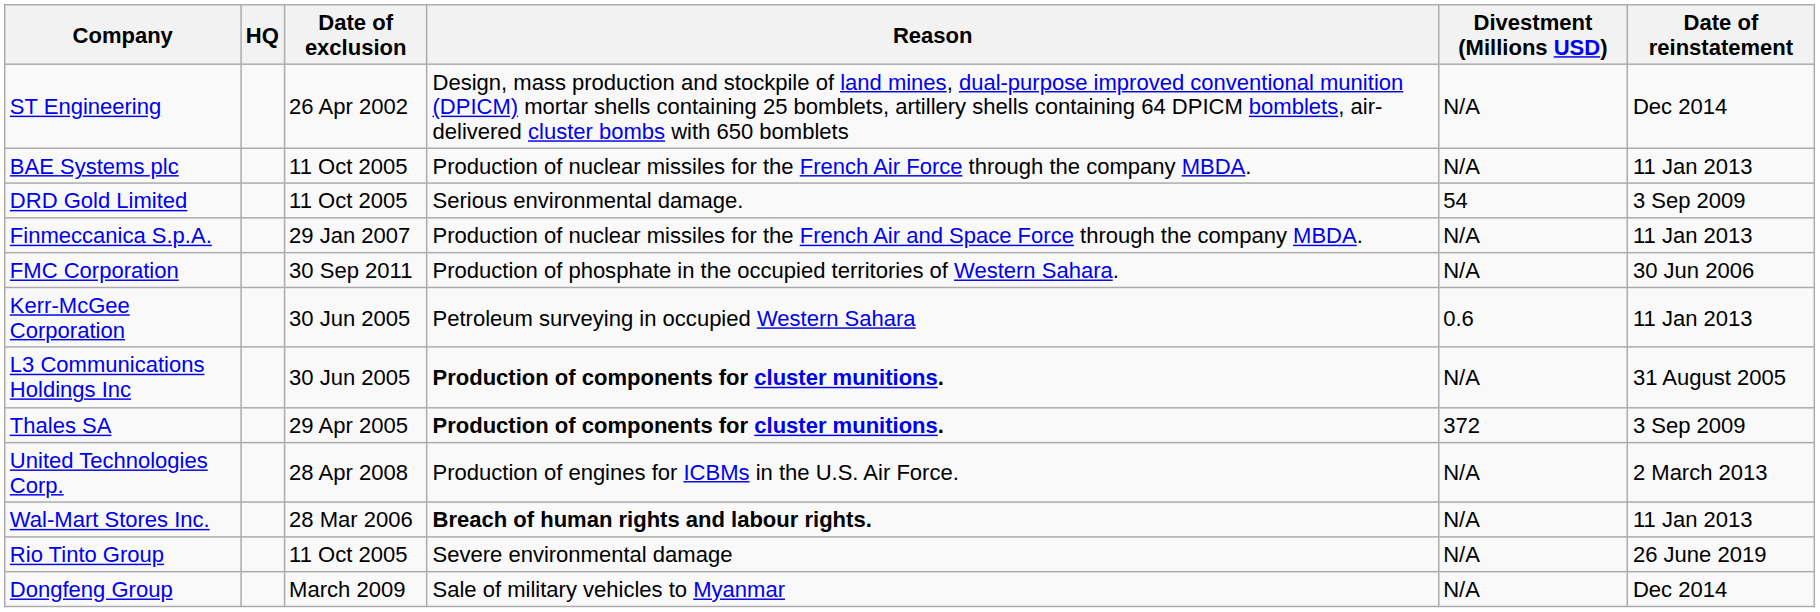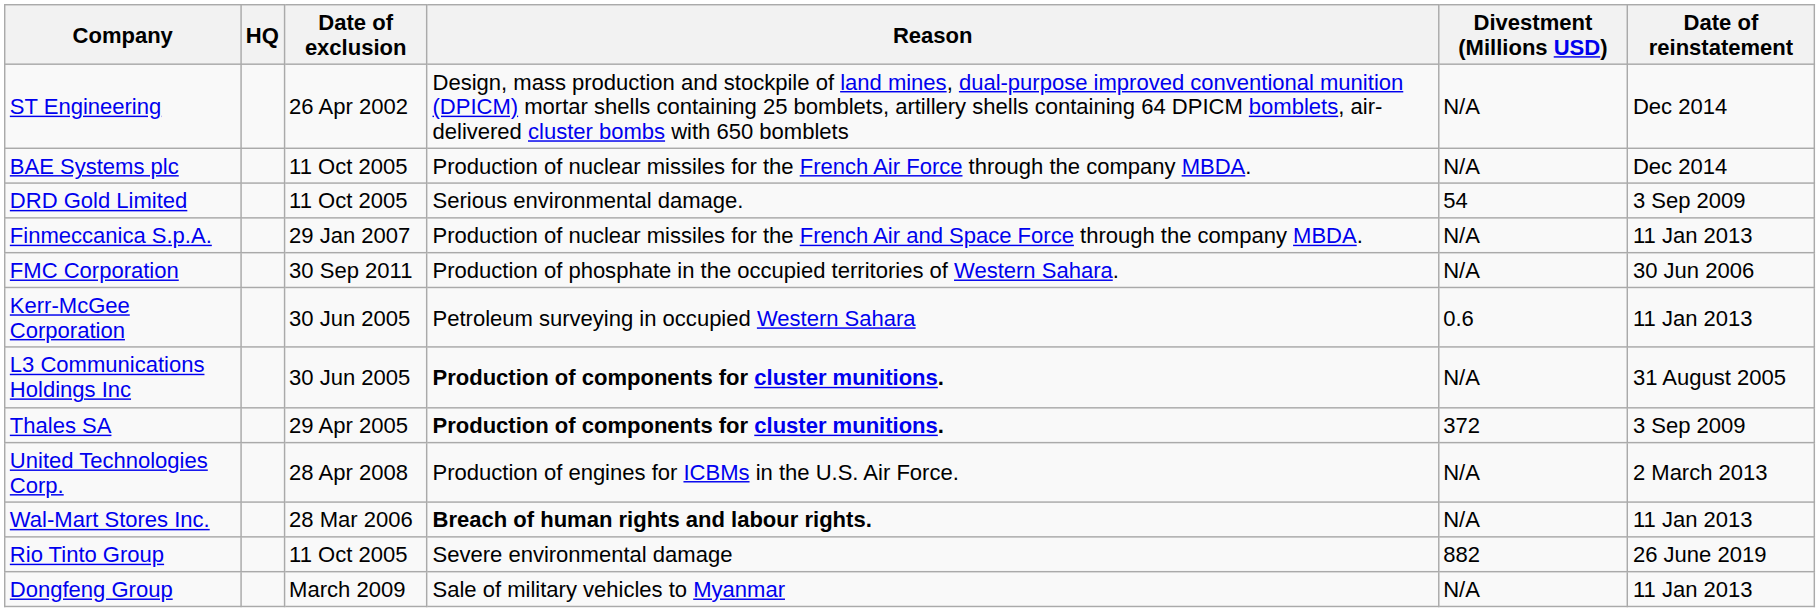(1693, 166) 11 Jan 2013 -> (1680, 166) Dec 2014
(1462, 554) N/A -> (1462, 554) 882
(1680, 589) Dec 2014 -> (1693, 589) 11 Jan 2013
